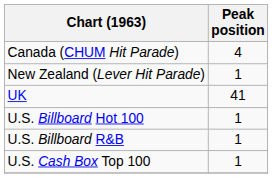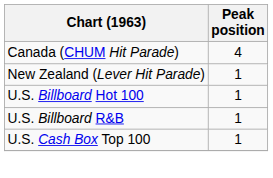- row: (17, 96)
